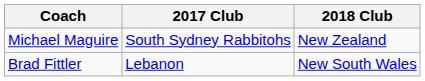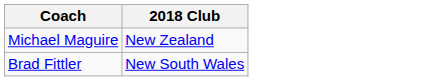- column: (208, 16)
